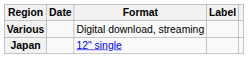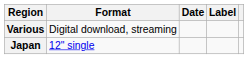columns swapped: (60, 12) <-> (140, 12)
